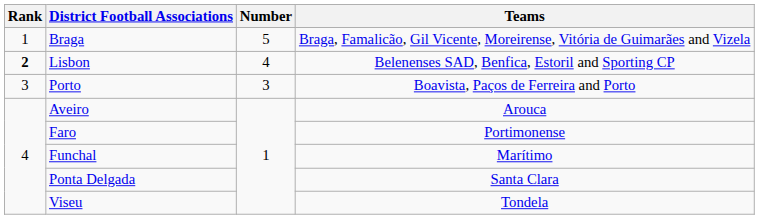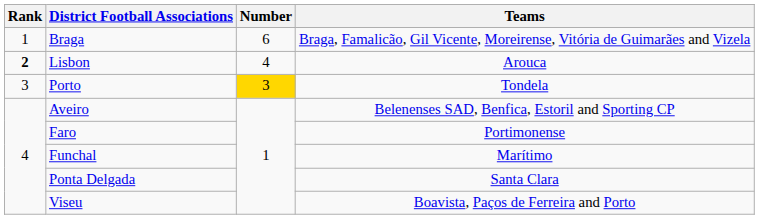(266, 39) 5 -> (266, 39) 6
(525, 62) Belenenses SAD, Benfica, Estoril and Sporting CP -> (525, 62) Arouca
(266, 86) no background -> (266, 86) gold background
(525, 86) Boavista, Paços de Ferreira and Porto -> (525, 86) Tondela
(525, 109) Arouca -> (525, 109) Belenenses SAD, Benfica, Estoril and Sporting CP
(525, 202) Tondela -> (525, 202) Boavista, Paços de Ferreira and Porto
